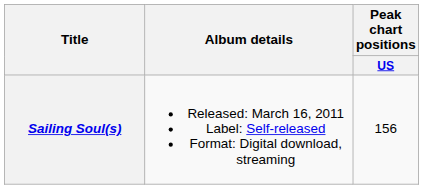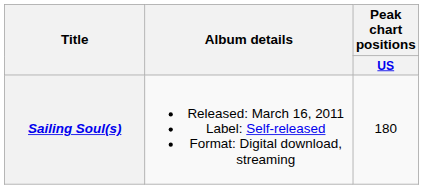(386, 129) 156 -> (386, 129) 180
